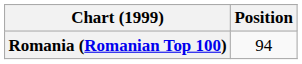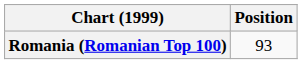(264, 44) 94 -> (264, 44) 93
